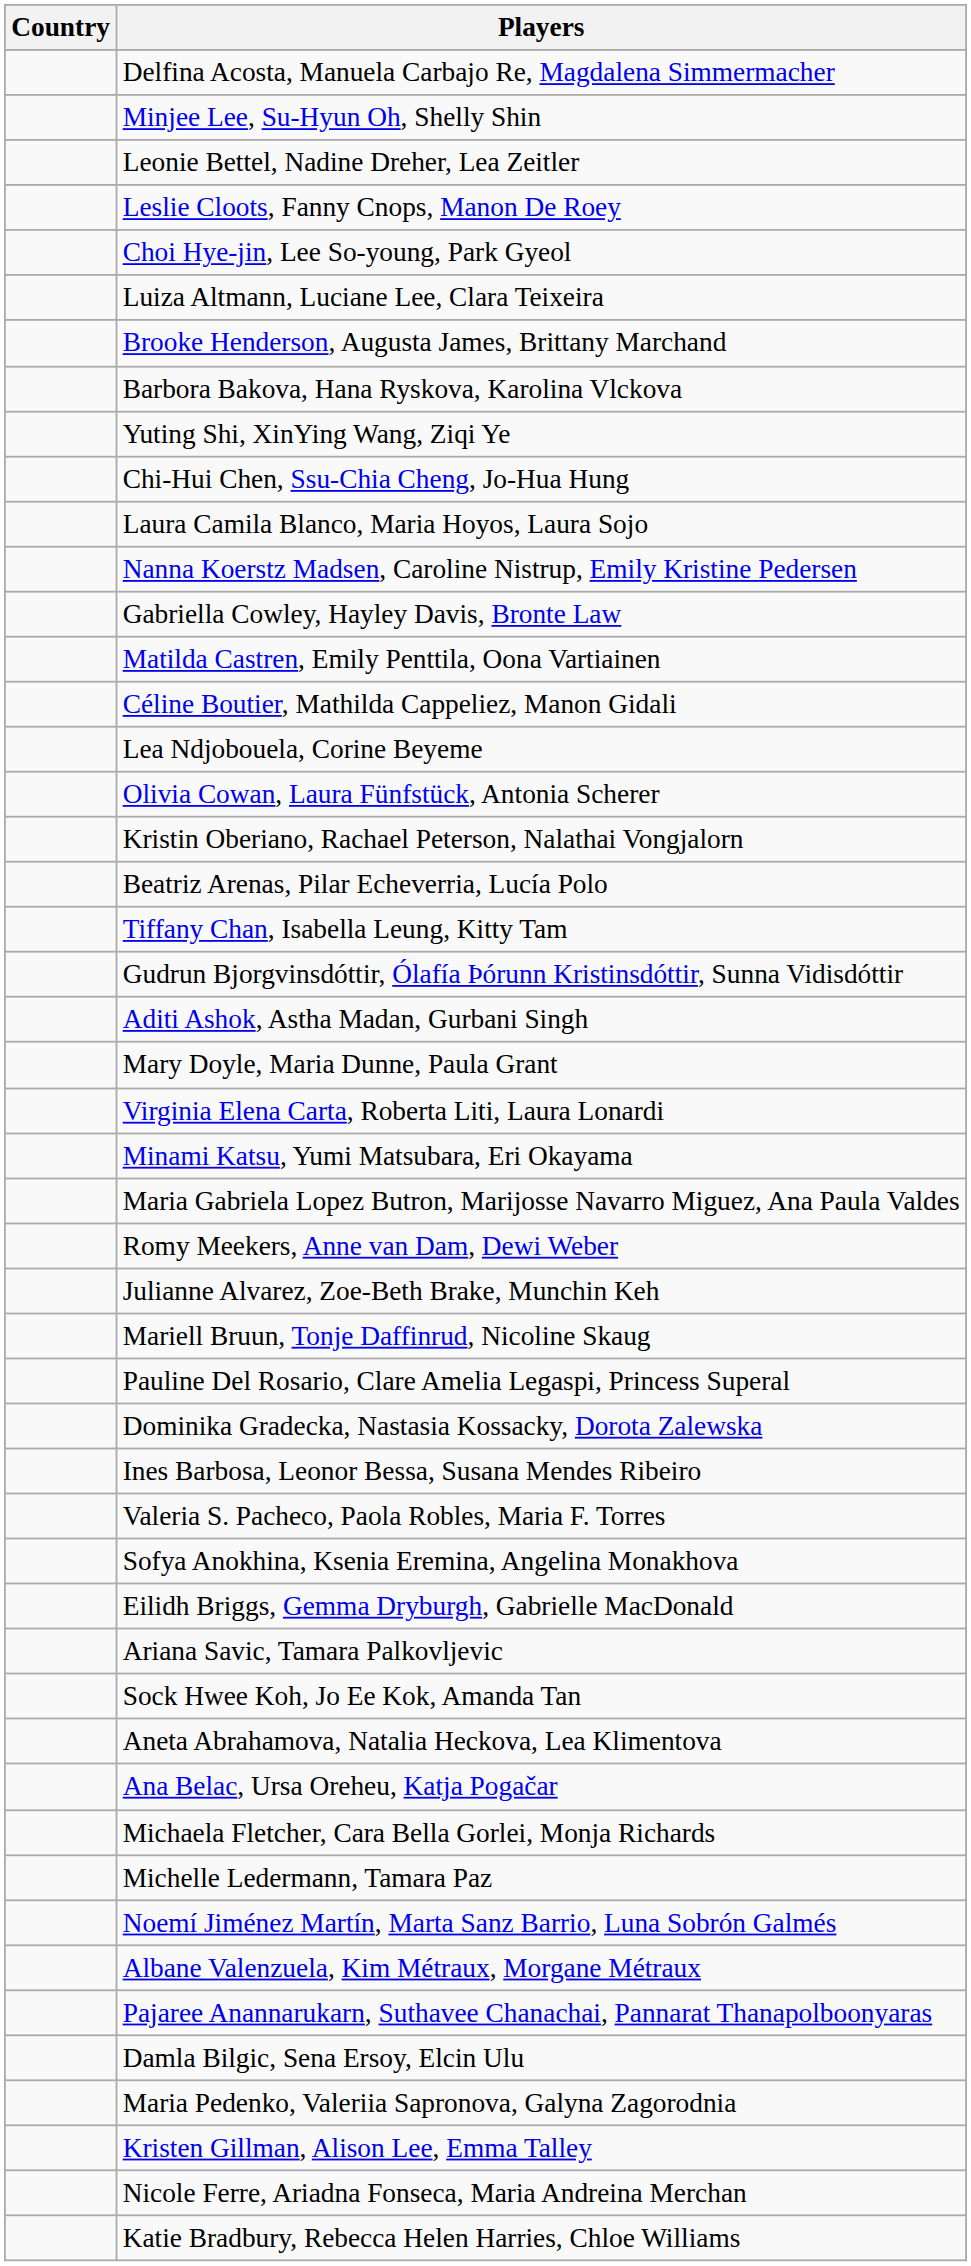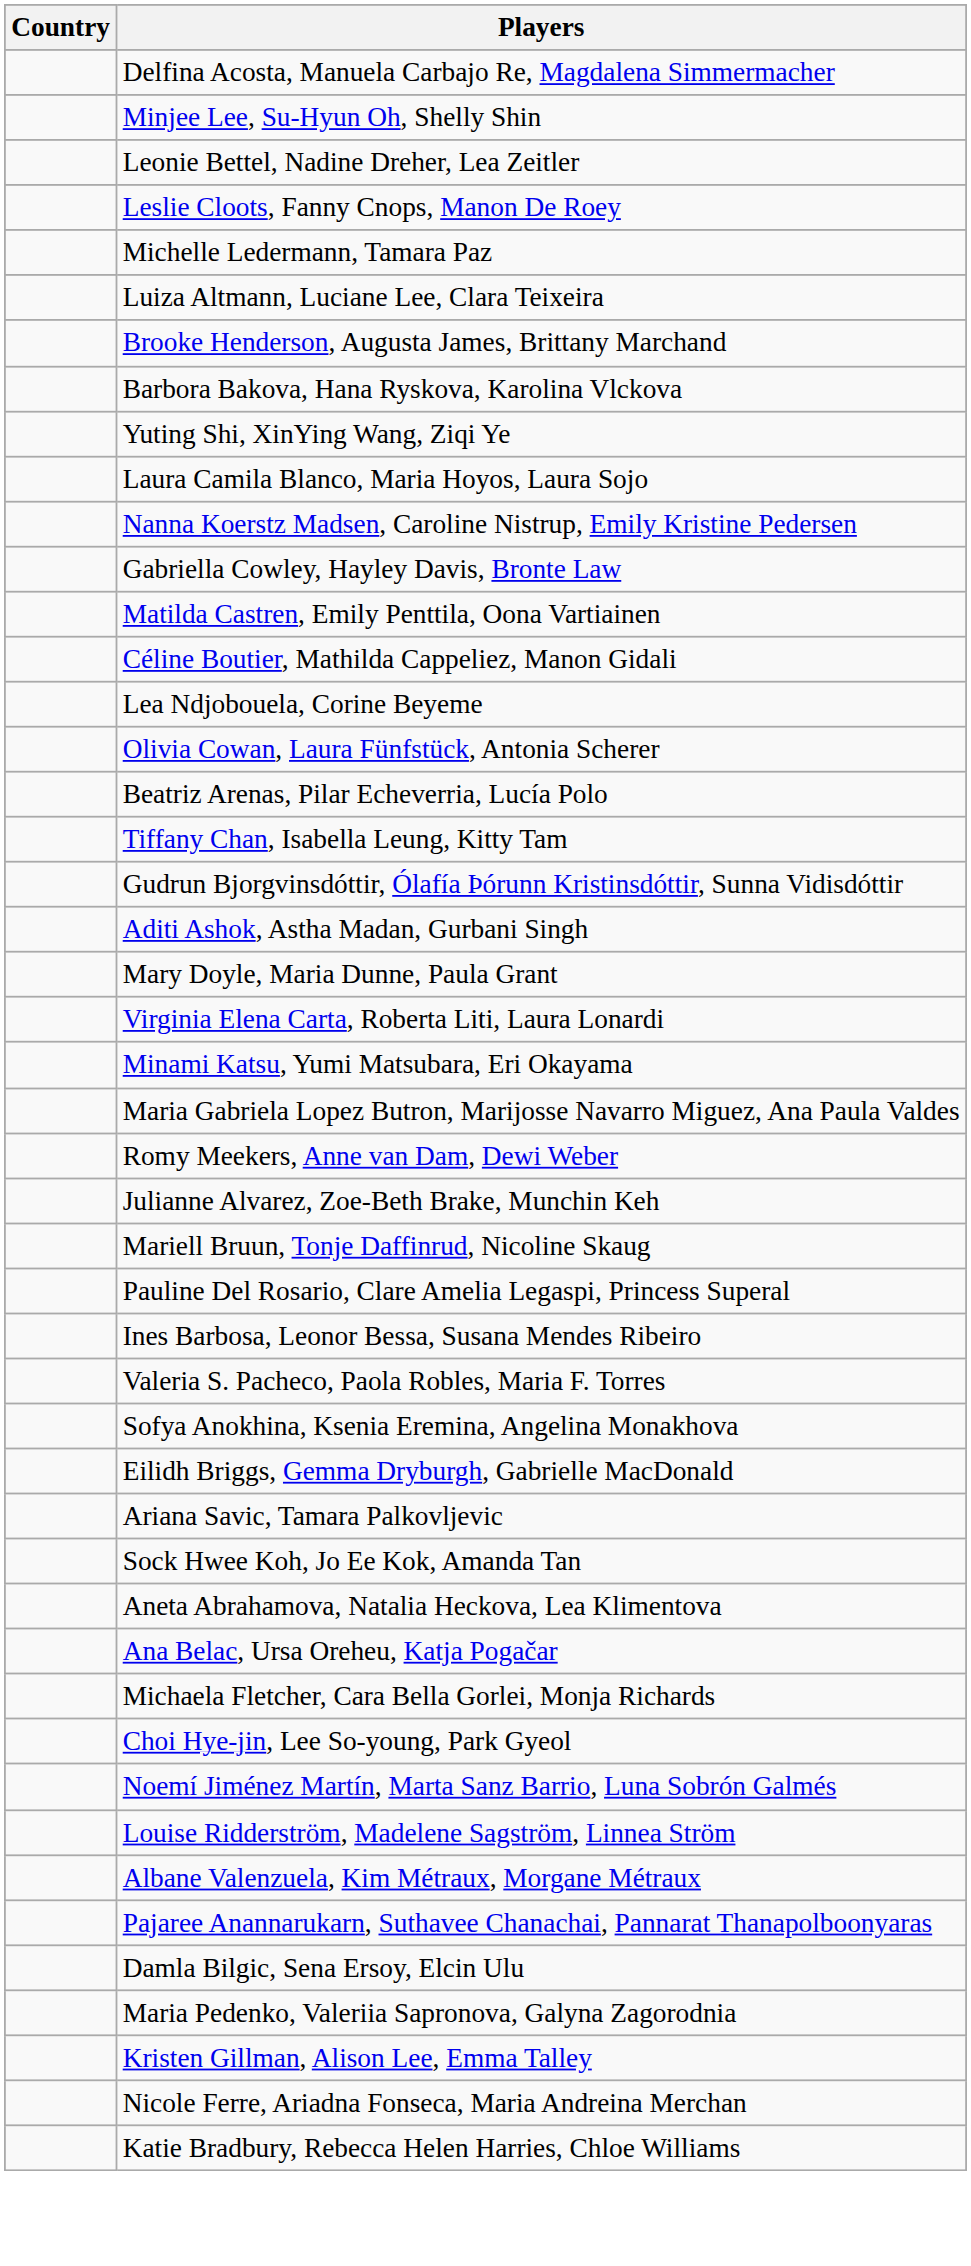rows swapped: (307, 1876) <-> (347, 252)
- row: (376, 478)
- row: (433, 839)
- row: (443, 1425)
+ row: (429, 1831)
